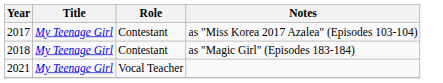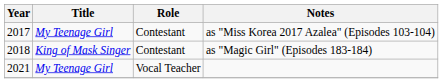(74, 50) My Teenage Girl -> (83, 50) King of Mask Singer
